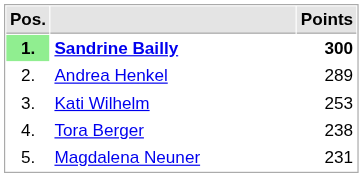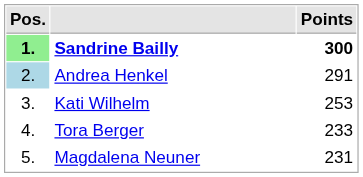(28, 75) no background -> (28, 75) lightblue background
(339, 75) 289 -> (339, 75) 291
(339, 130) 238 -> (339, 130) 233
